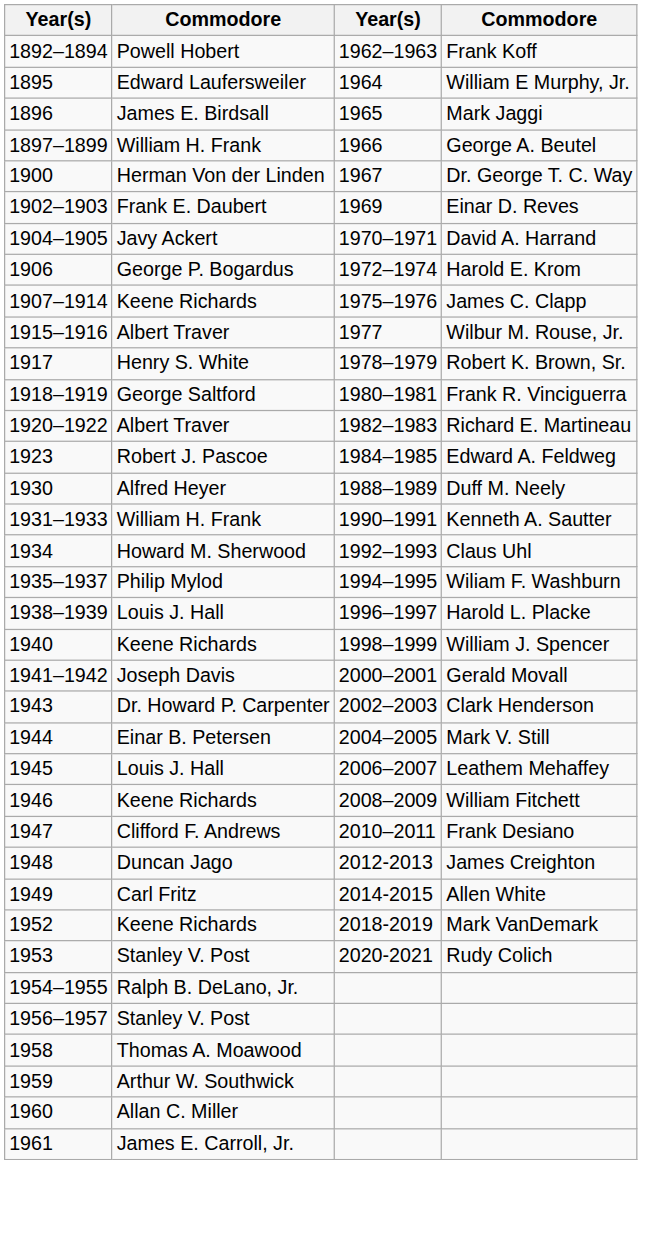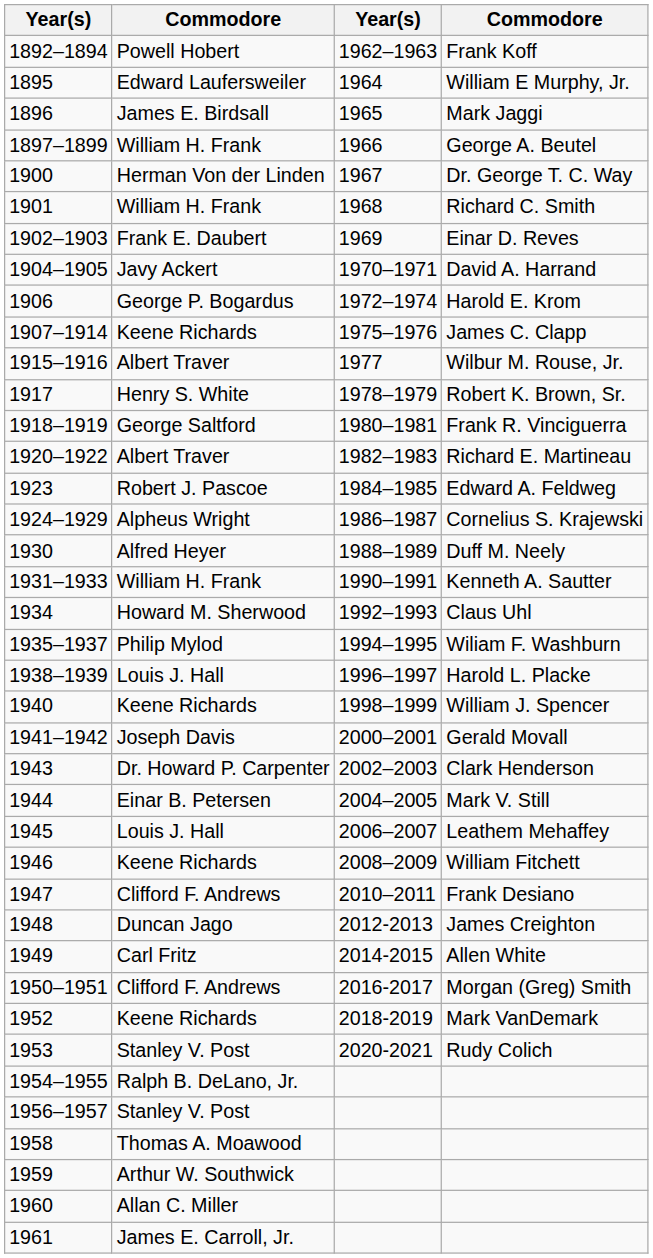+ row: (31, 207)
+ row: (58, 519)
+ row: (58, 987)
